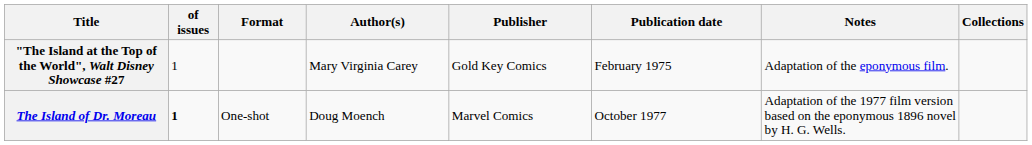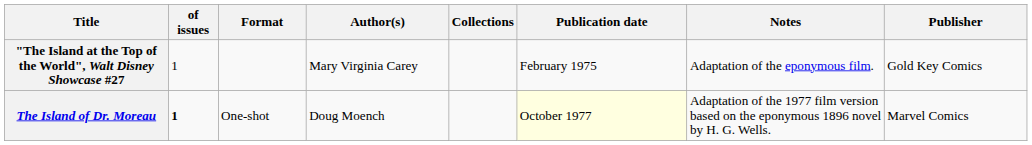columns swapped: (520, 22) <-> (993, 22)
(630, 115) no background -> (556, 115) lightyellow background
